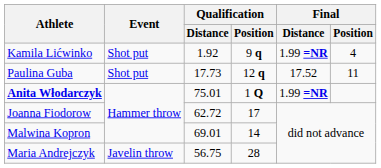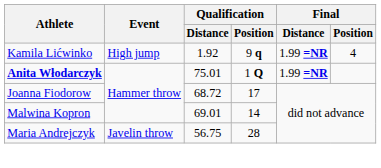(128, 53) Shot put -> (134, 53) High jump
- row: (40, 73)
(208, 113) 62.72 -> (208, 93) 68.72
